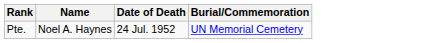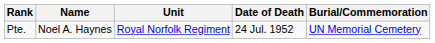+ column: (173, 13)
